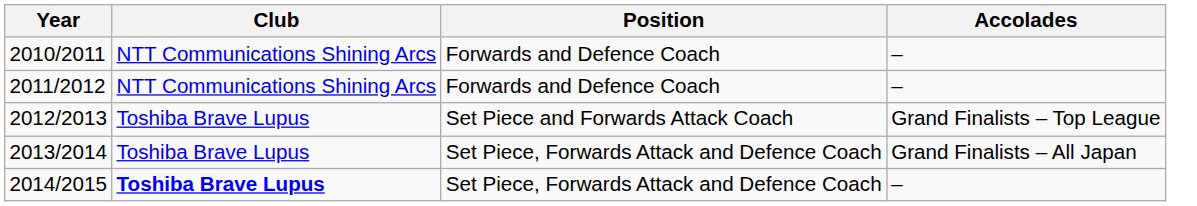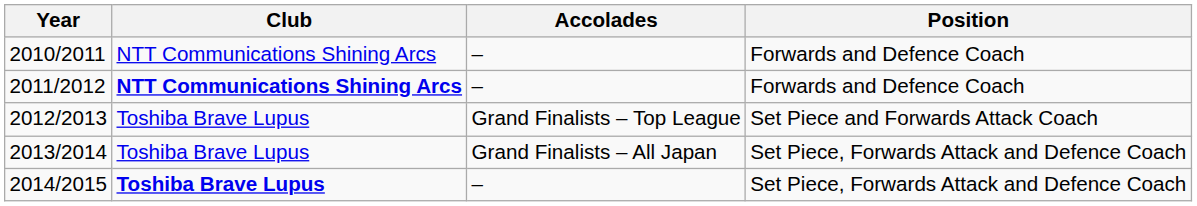columns swapped: (664, 20) <-> (1026, 20)
(276, 86) normal -> (289, 86) bold
